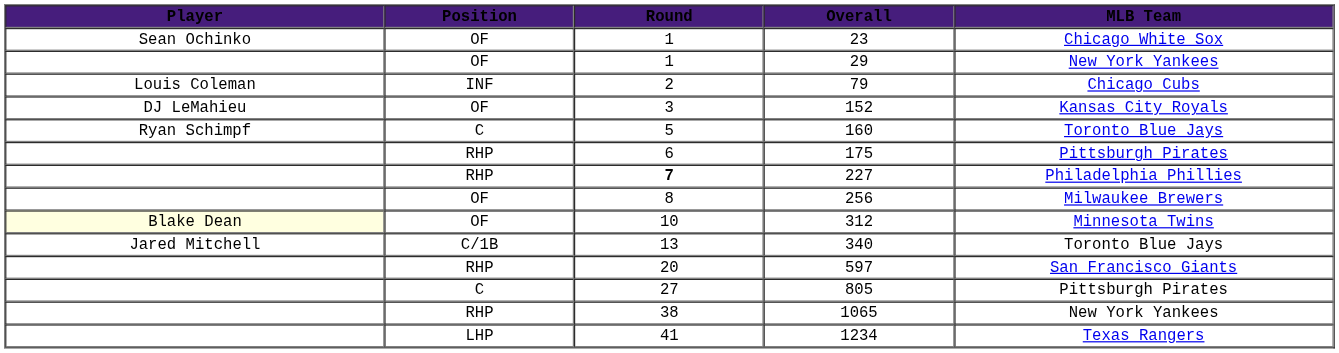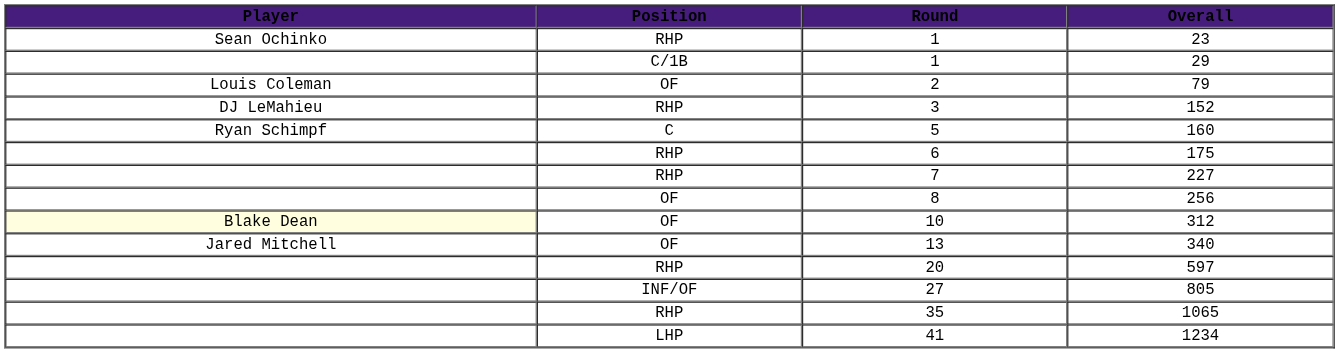- column: (1144, 17)
(480, 39) OF -> (669, 39) RHP
(480, 62) OF -> (669, 62) C/1B
(480, 85) INF -> (669, 85) OF
(480, 108) OF -> (669, 108) RHP
(669, 176) bold -> (935, 176) normal
(480, 245) C/1B -> (669, 245) OF
(480, 290) C -> (669, 290) INF/OF
(669, 313) 38 -> (935, 313) 35
